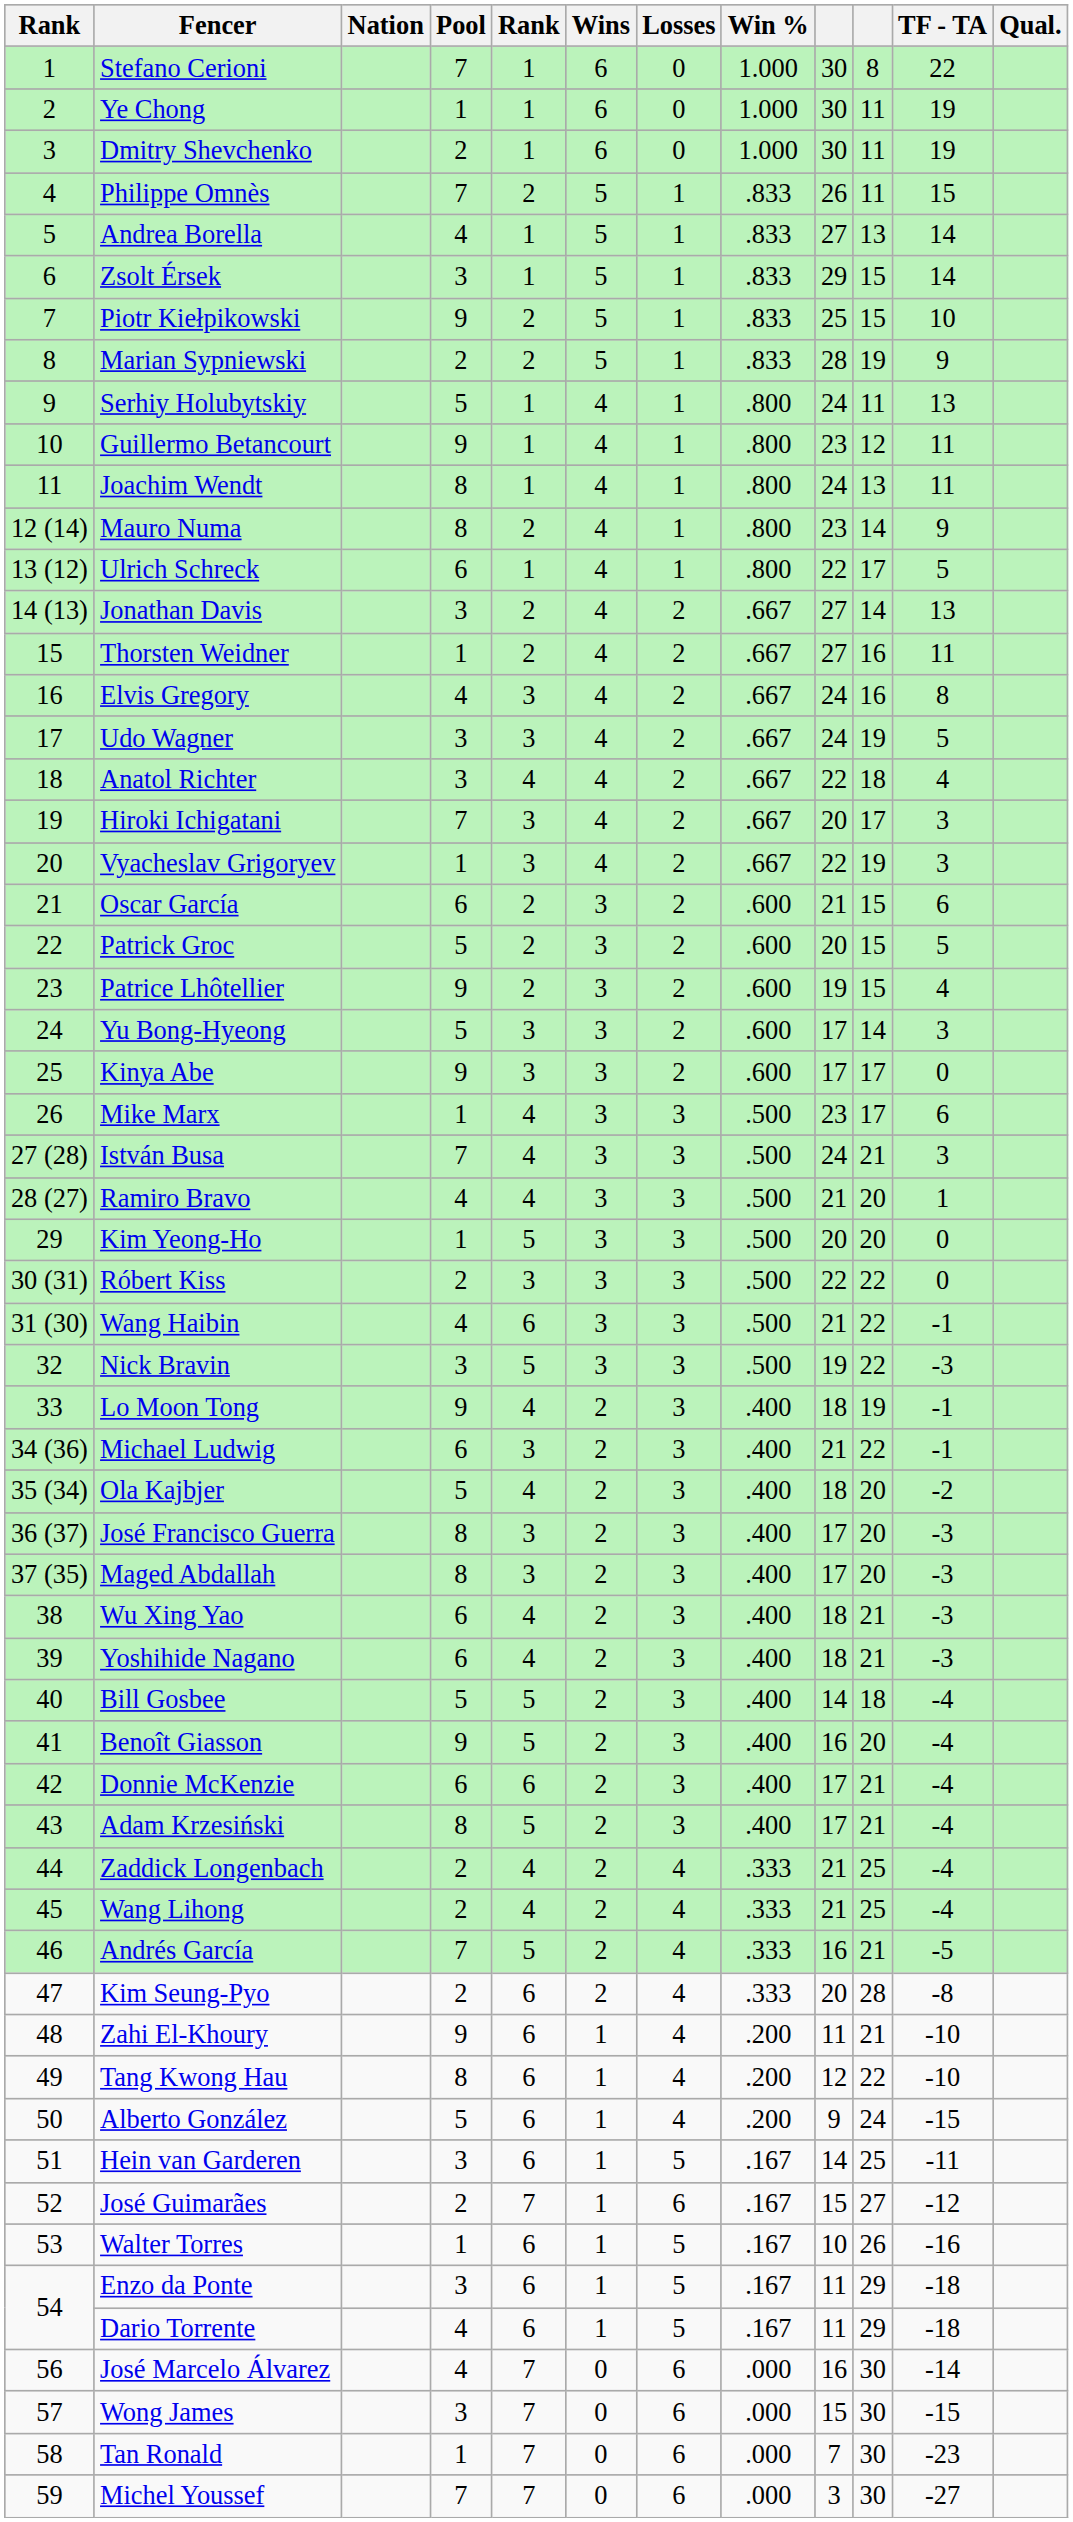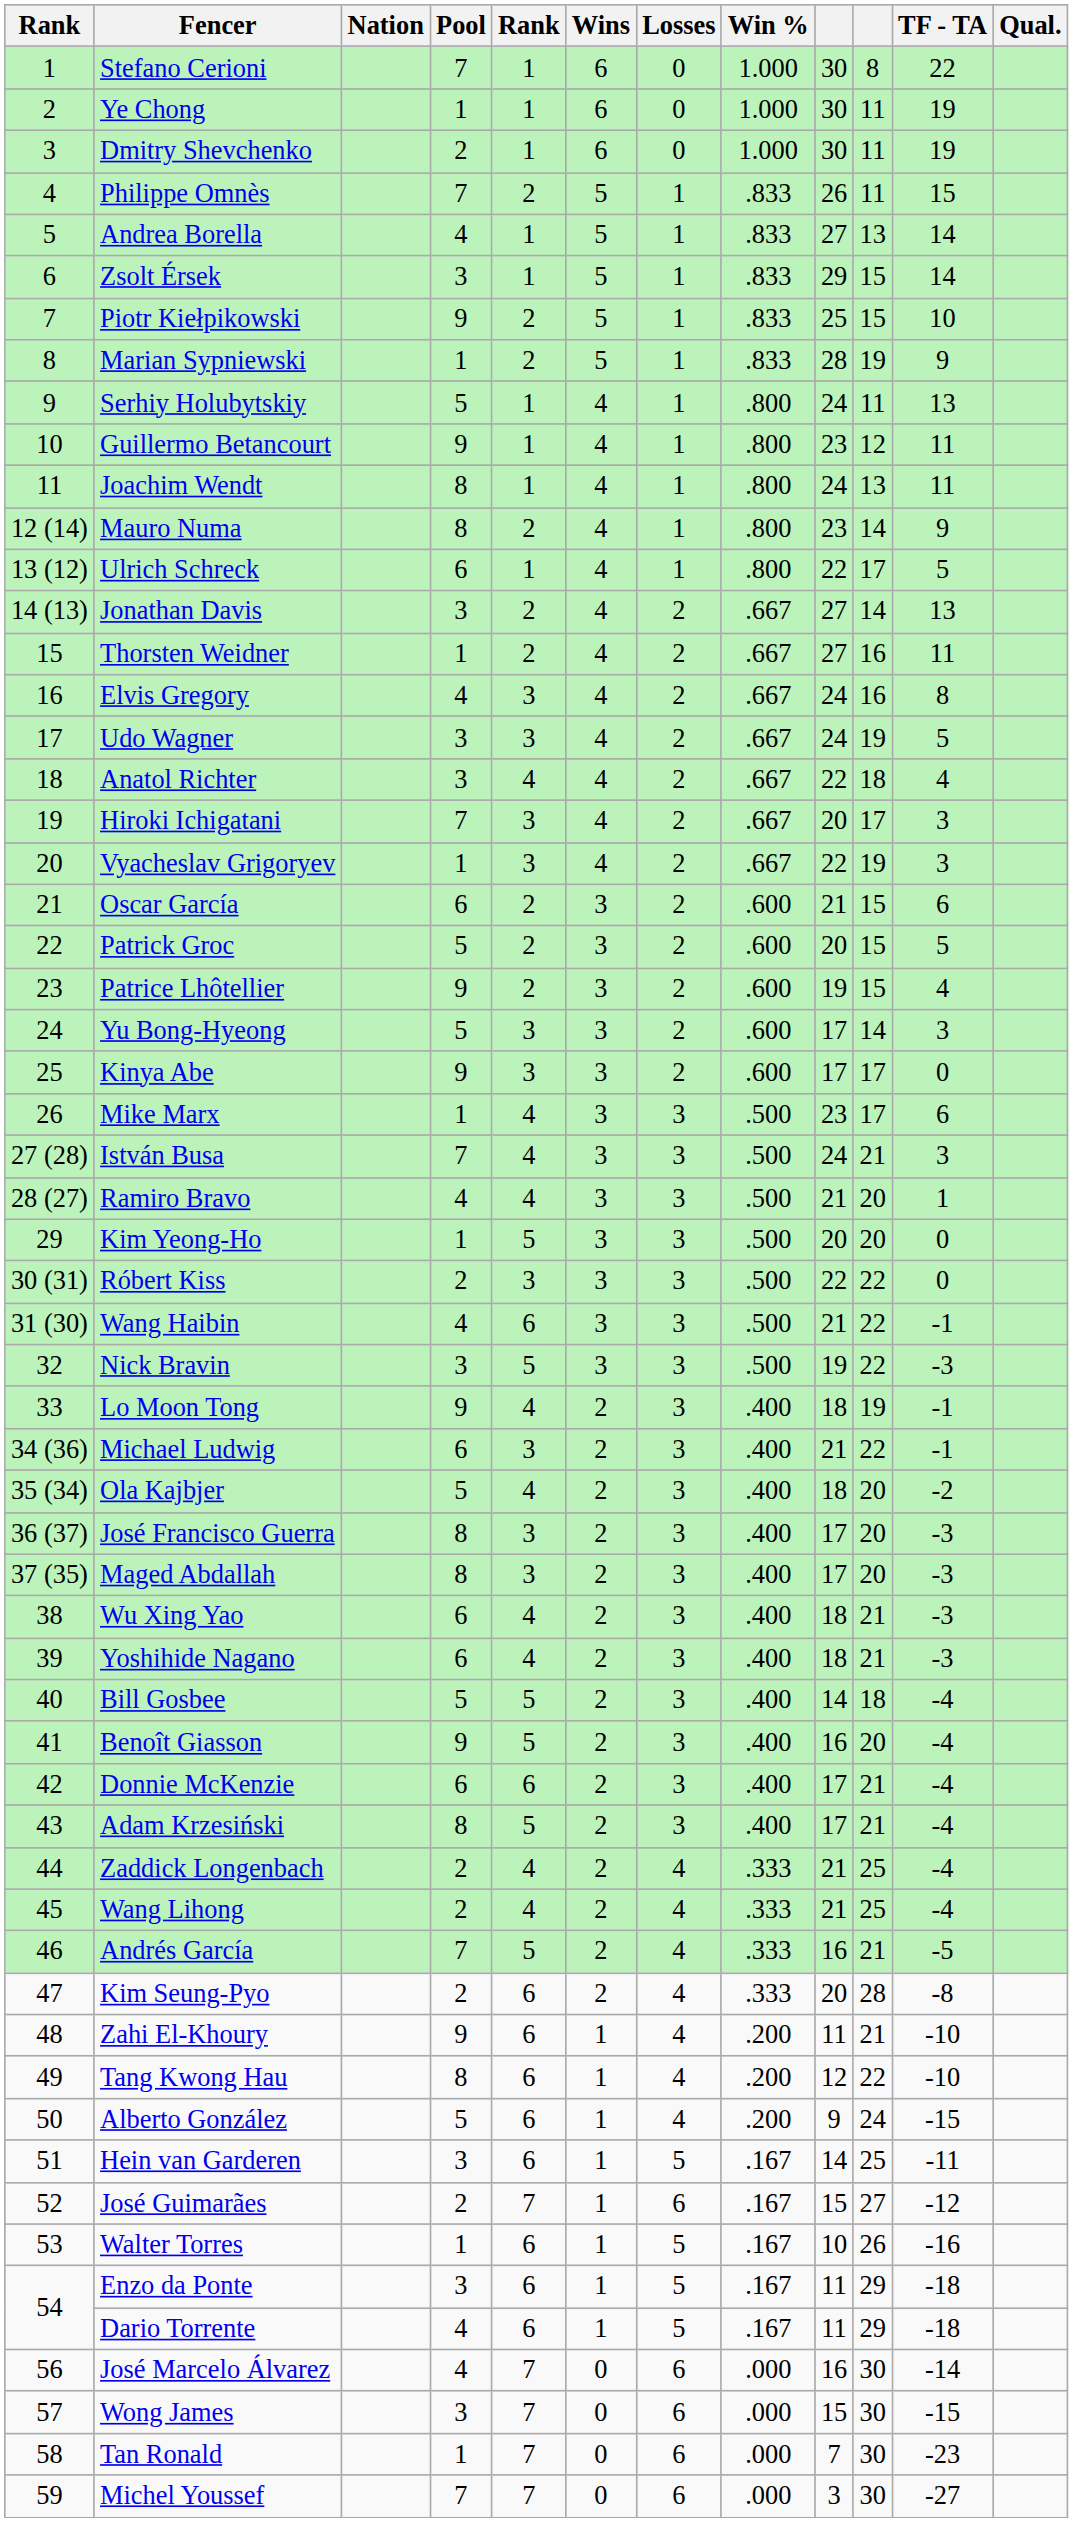(461, 360) 2 -> (461, 360) 1
